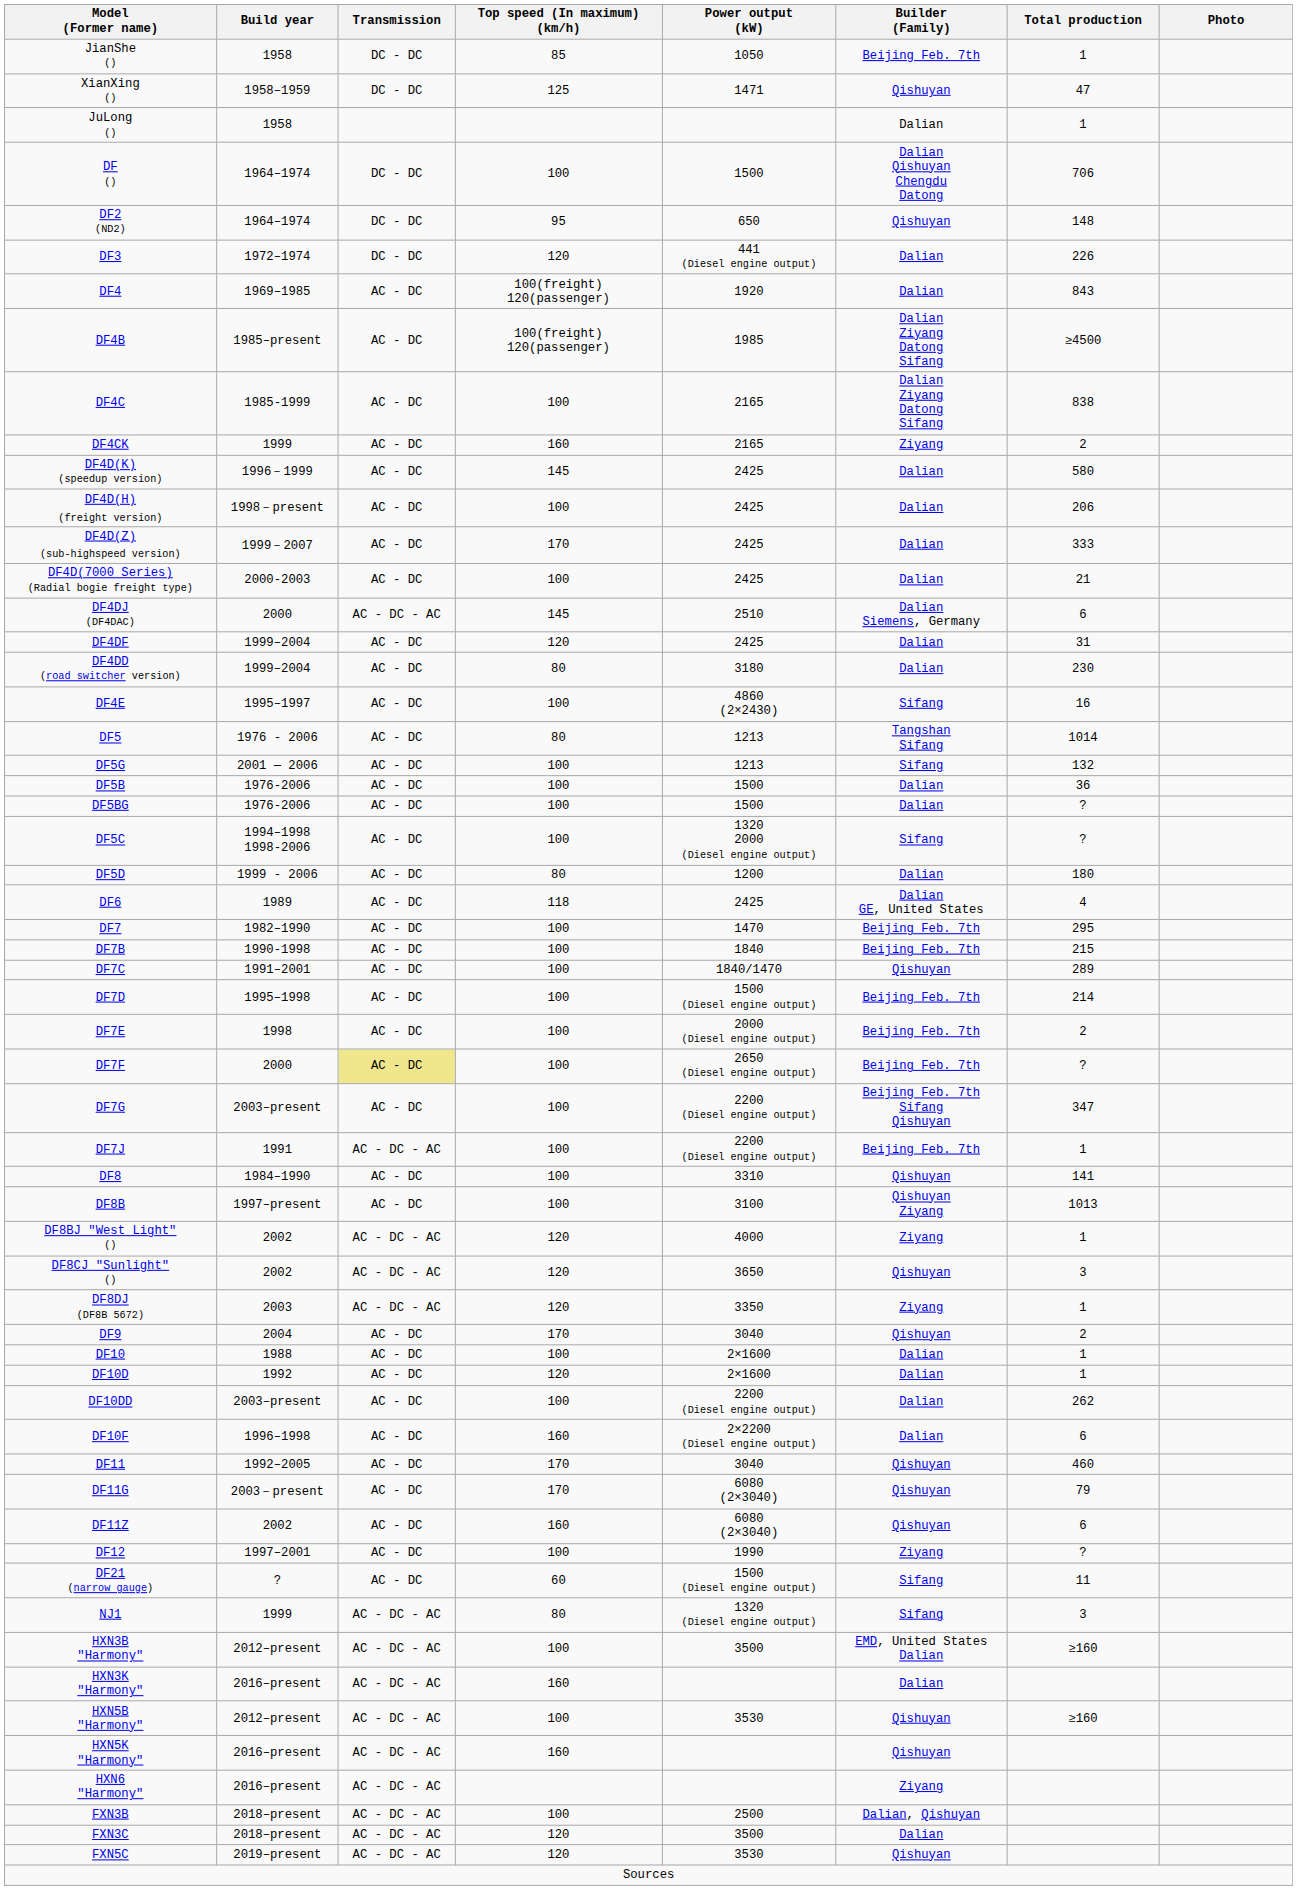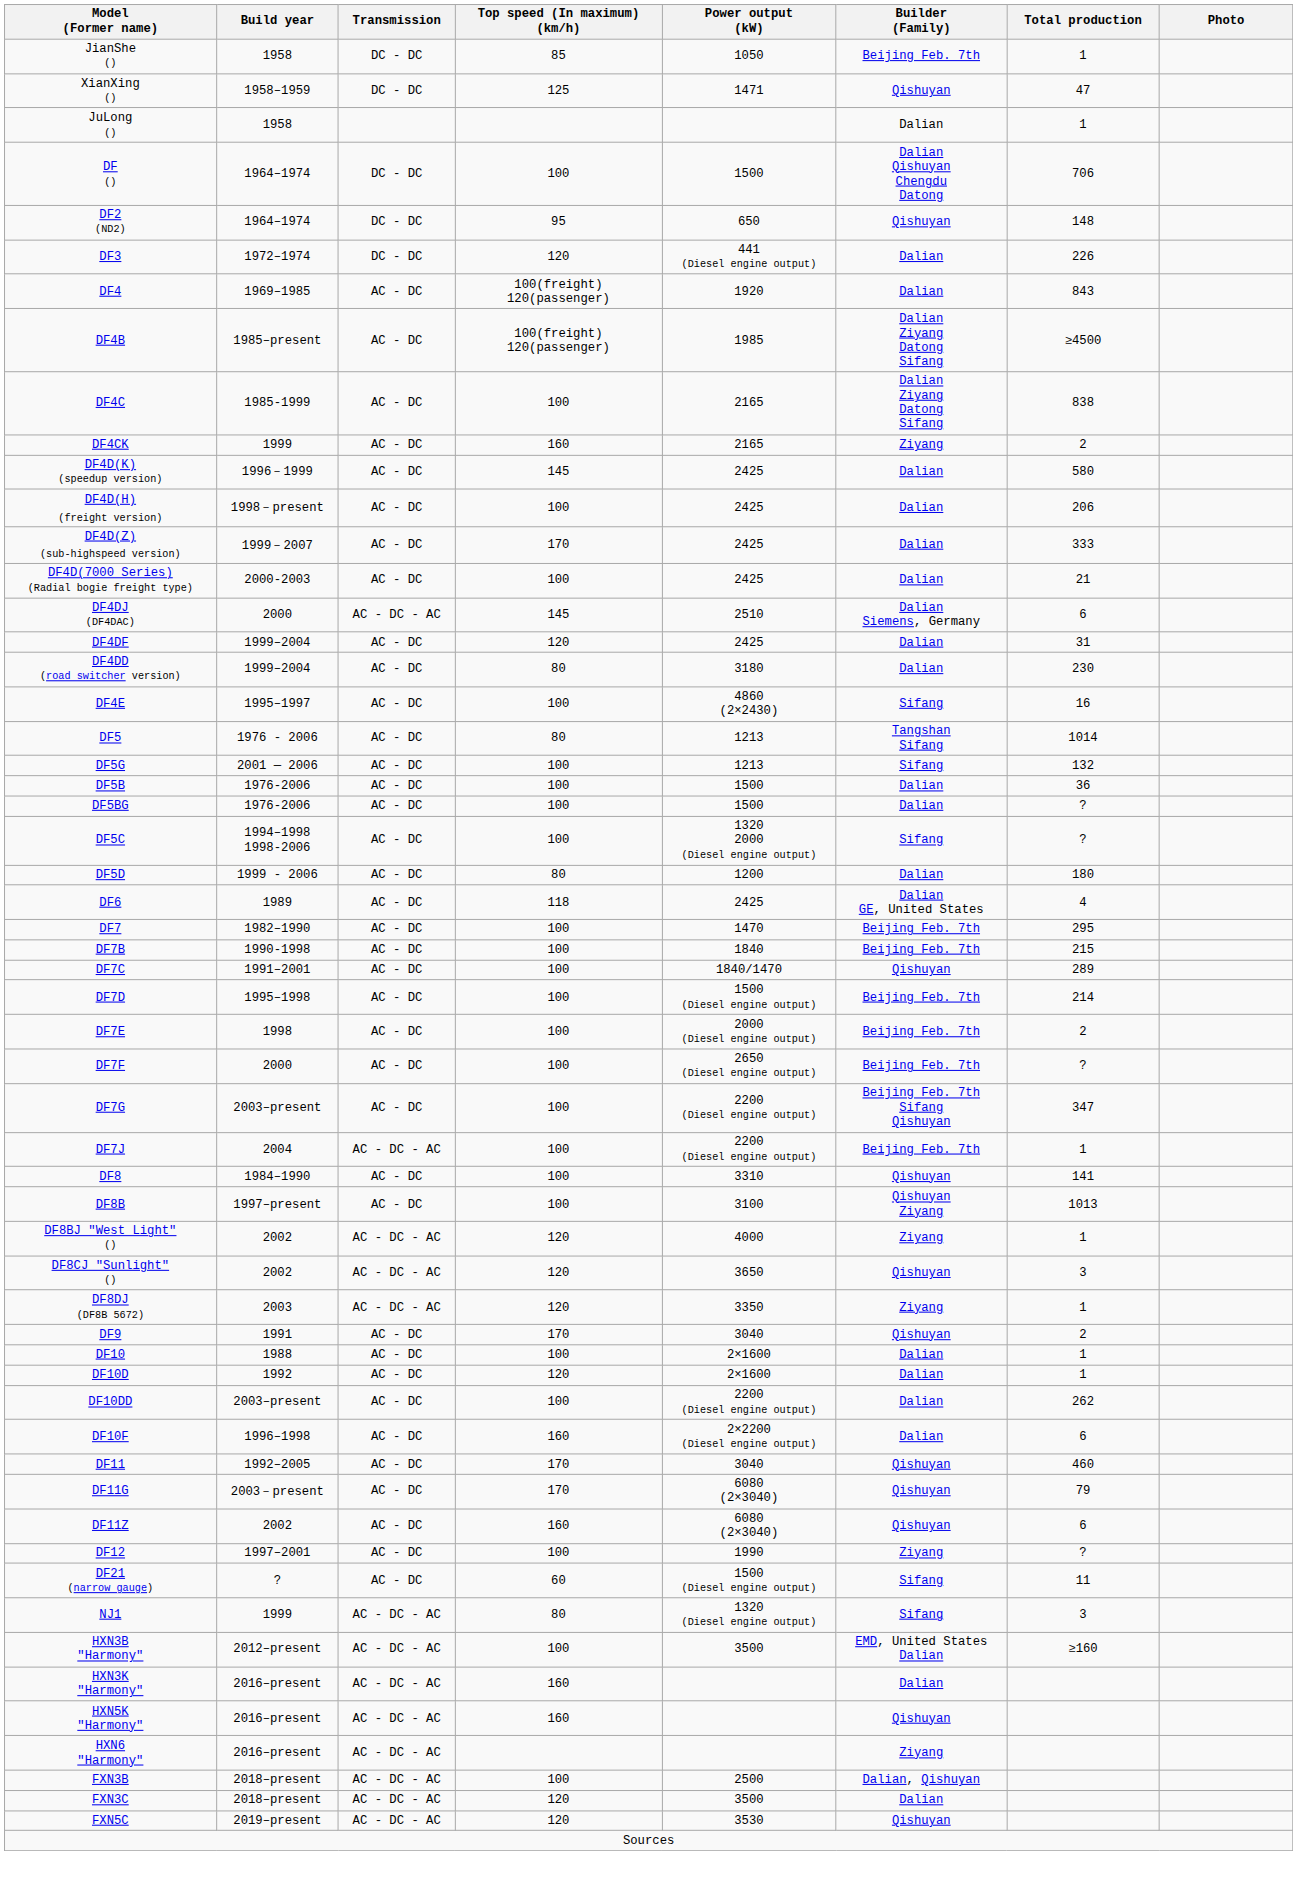(397, 1066) khaki background -> (397, 1066) no background
(277, 1149) 1991 -> (277, 1149) 2004
(277, 1335) 2004 -> (277, 1335) 1991
- row: (110, 1718)
